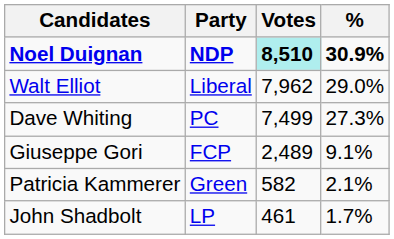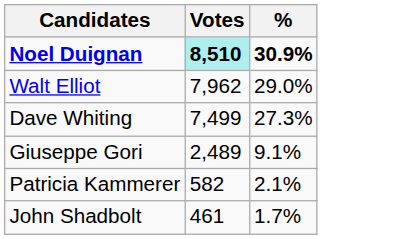- column: (221, 20)
